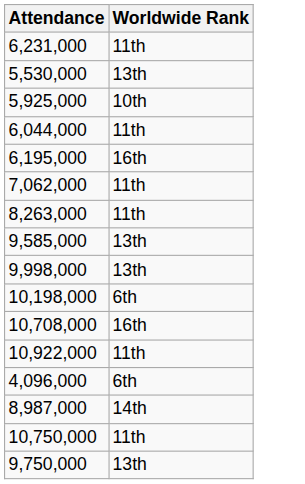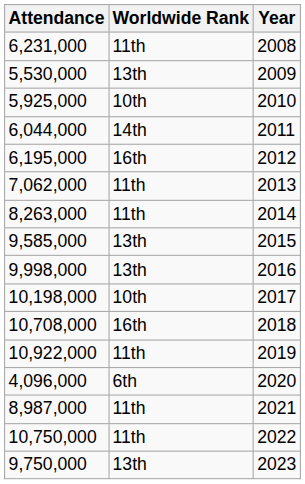+ column: (277, 18)
(129, 130) 11th -> (130, 130) 14th
(125, 297) 6th -> (130, 297) 10th
(130, 409) 14th -> (129, 409) 11th
